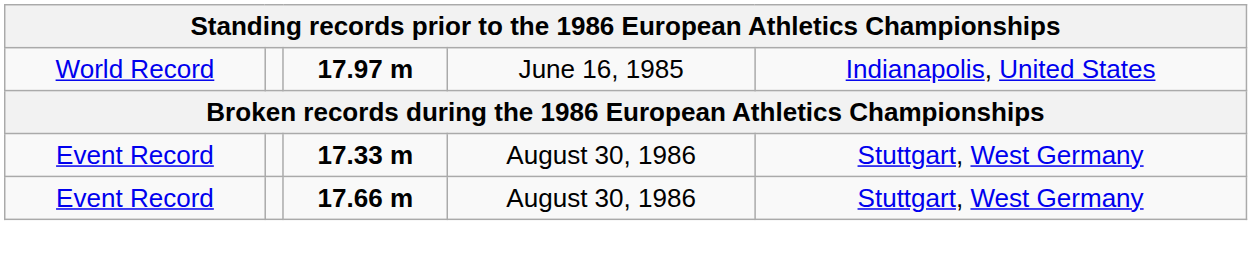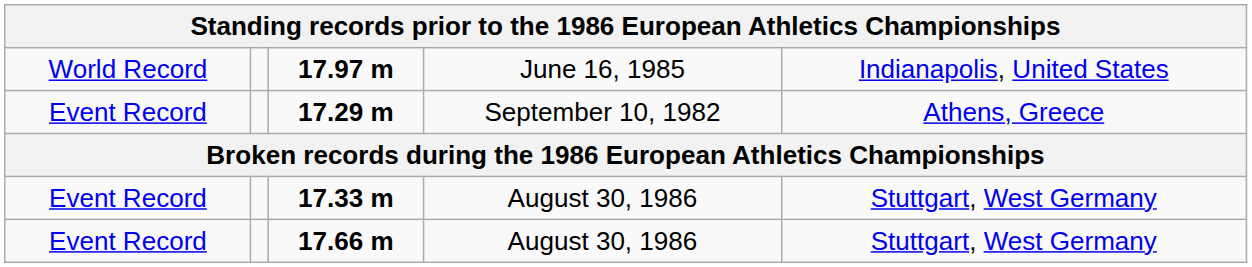+ row: (346, 111)
